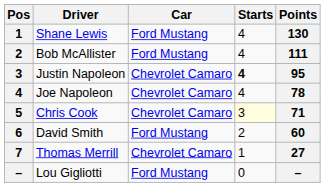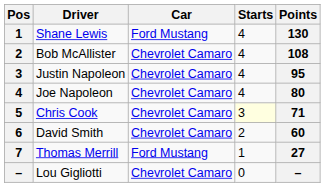(169, 54) Ford Mustang -> (182, 54) Chevrolet Camaro
(298, 54) 111 -> (298, 54) 108
(241, 74) bold -> (241, 74) normal
(298, 93) 78 -> (298, 93) 80
(169, 133) Ford Mustang -> (182, 133) Chevrolet Camaro
(182, 153) Chevrolet Camaro -> (169, 153) Ford Mustang
(169, 172) Ford Mustang -> (182, 172) Chevrolet Camaro
